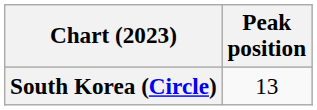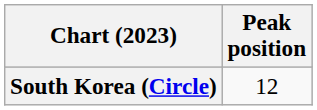(267, 85) 13 -> (267, 85) 12
